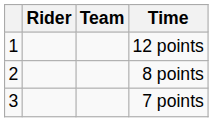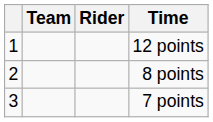columns swapped: (49, 18) <-> (102, 18)
